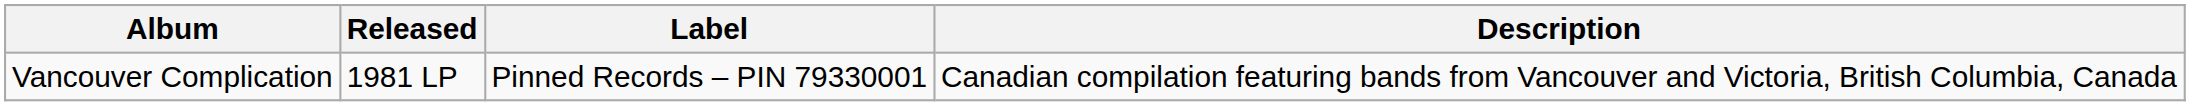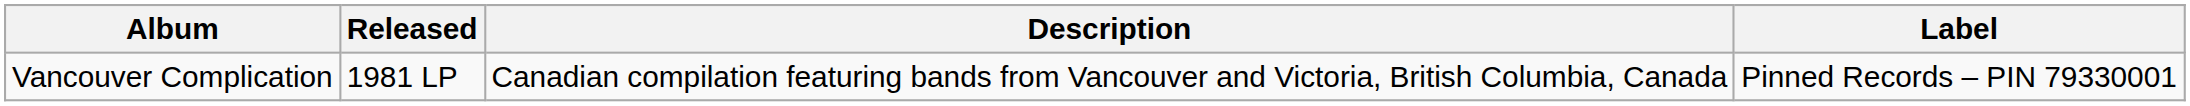columns swapped: (709, 29) <-> (1559, 29)
